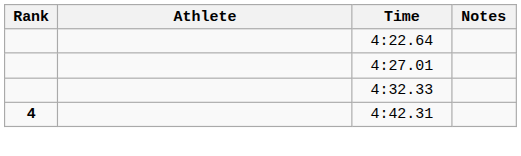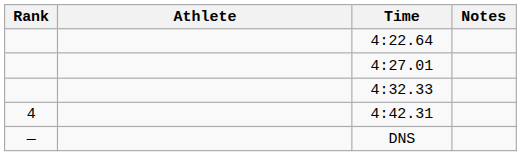(31, 114) bold -> (31, 114) normal
+ row: (402, 139)
